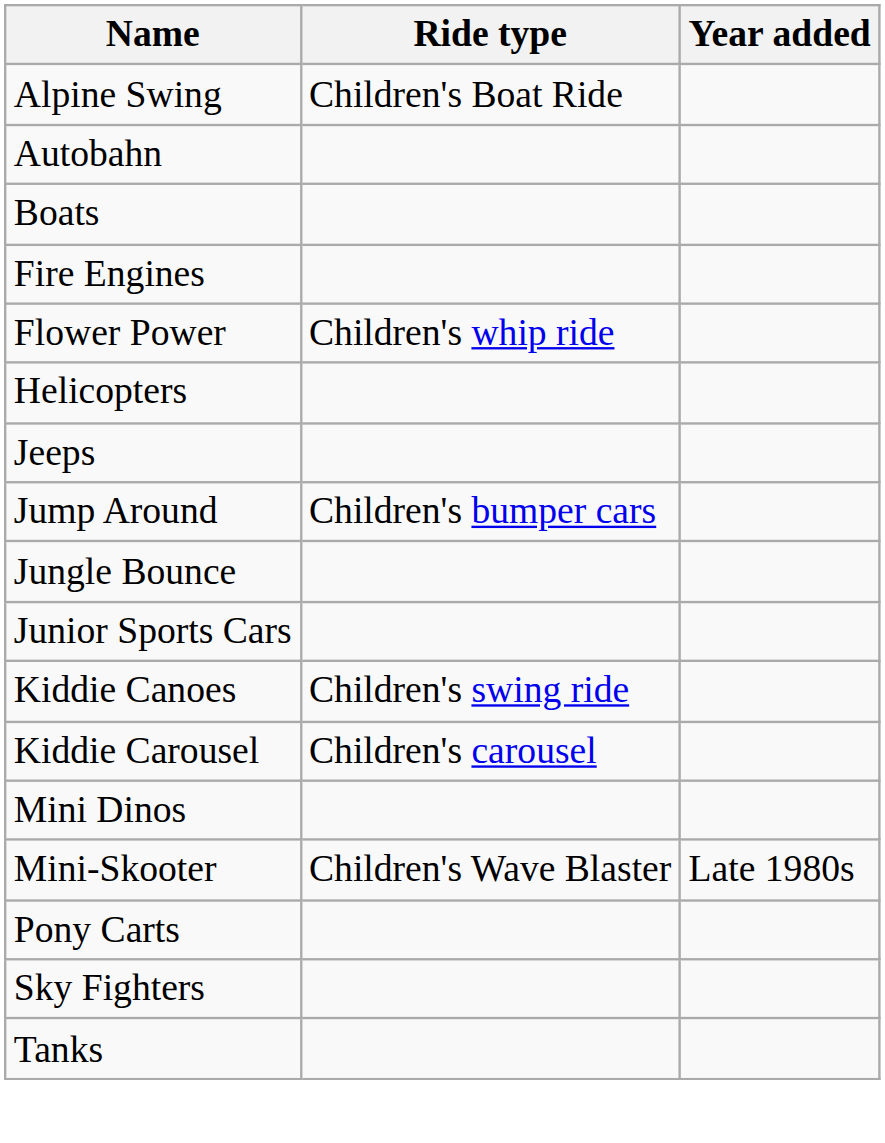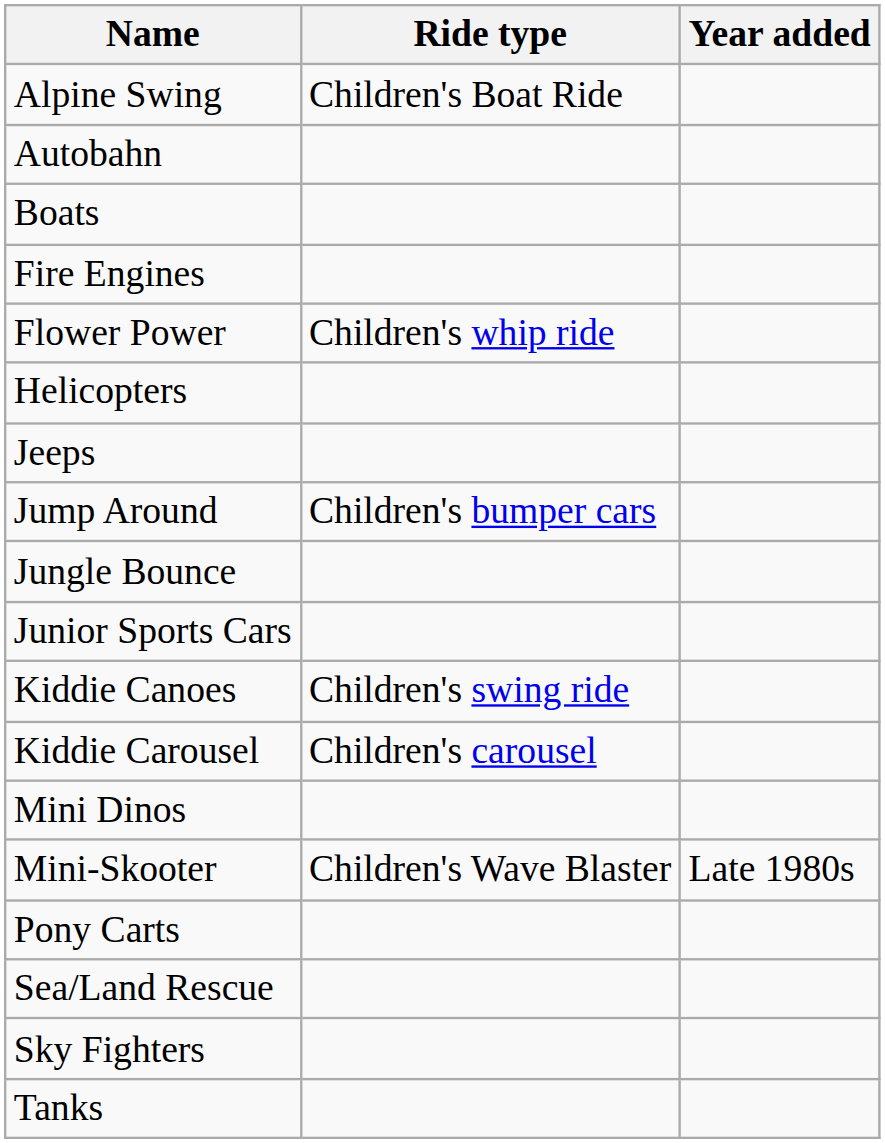+ row: (144, 988)
